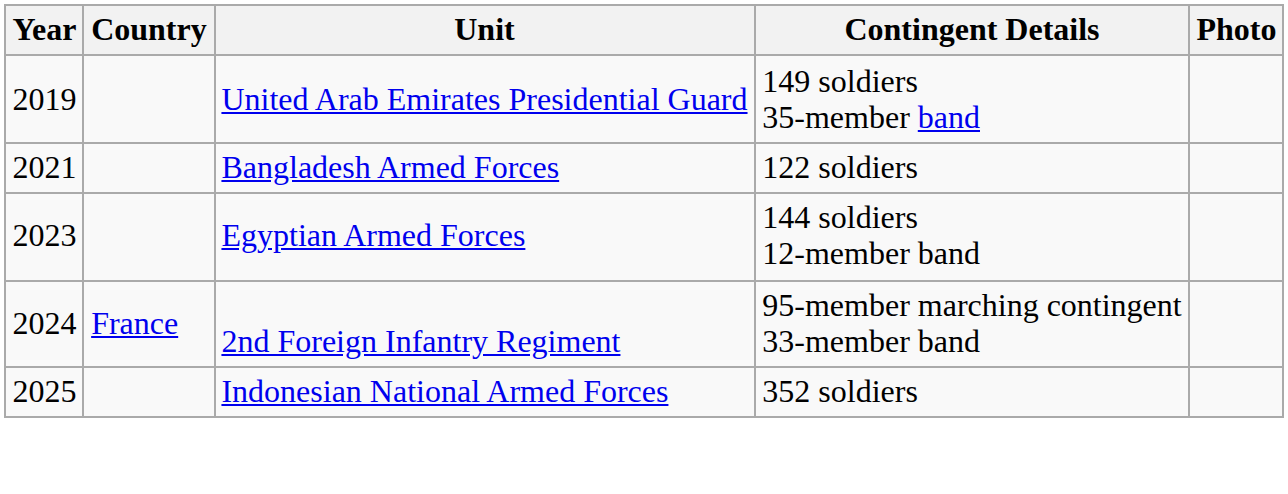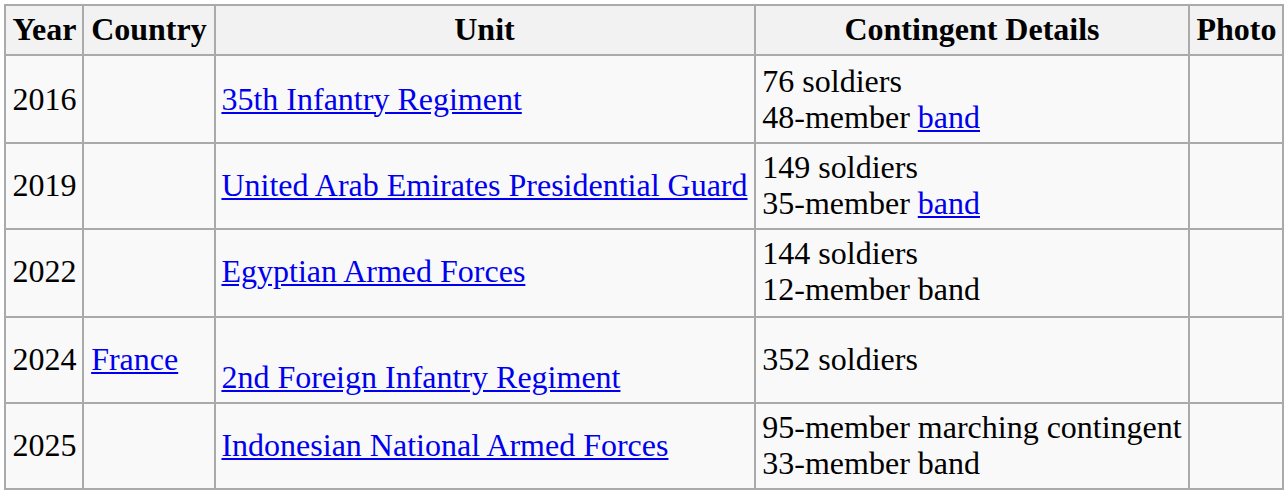+ row: (372, 98)
- row: (390, 167)
(44, 236) 2023 -> (44, 272) 2022
(972, 322) 95-member marching contingent 33-member band -> (840, 358) 352 soldiers
(840, 391) 352 soldiers -> (972, 445) 95-member marching contingent 33-member band
